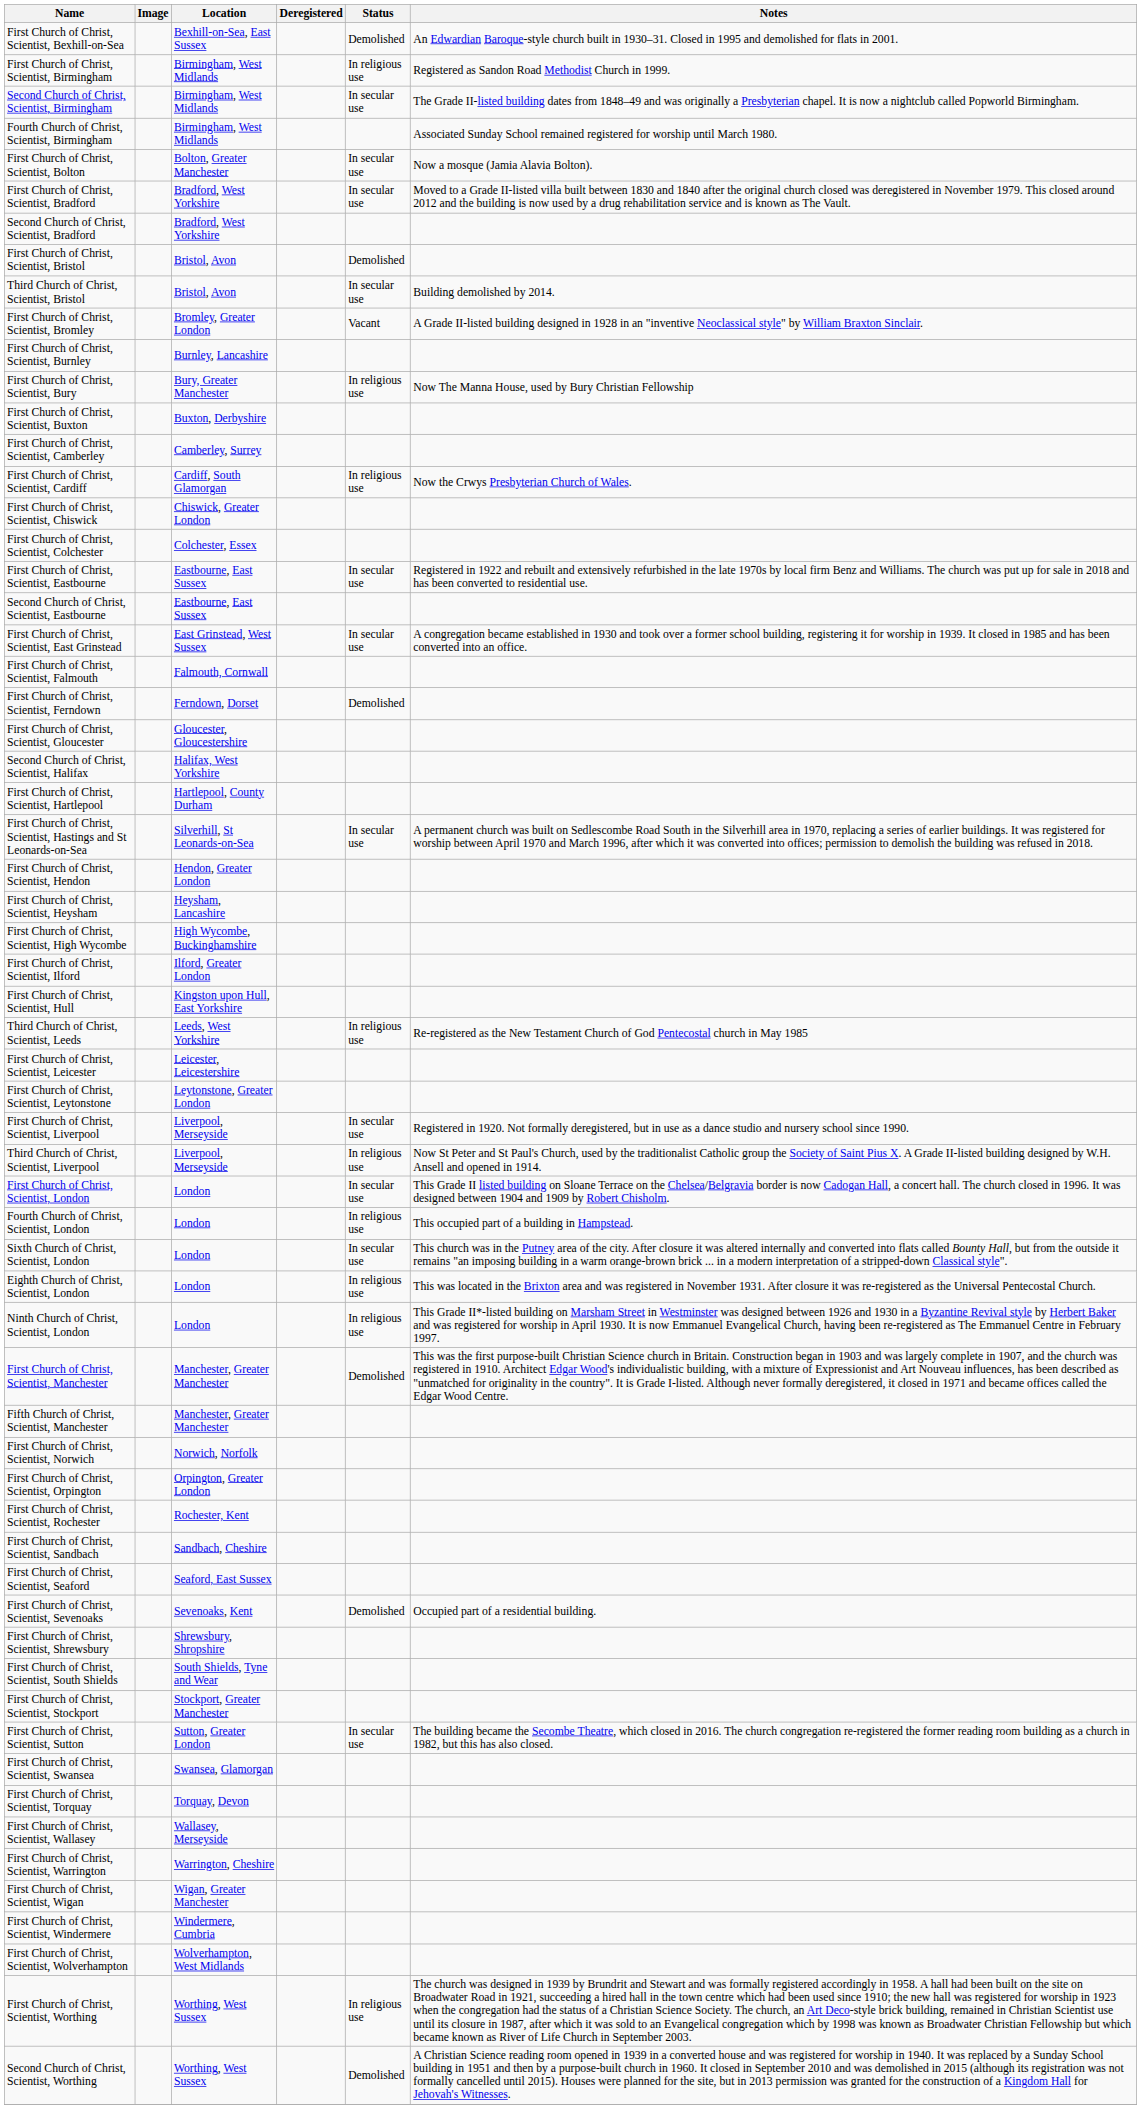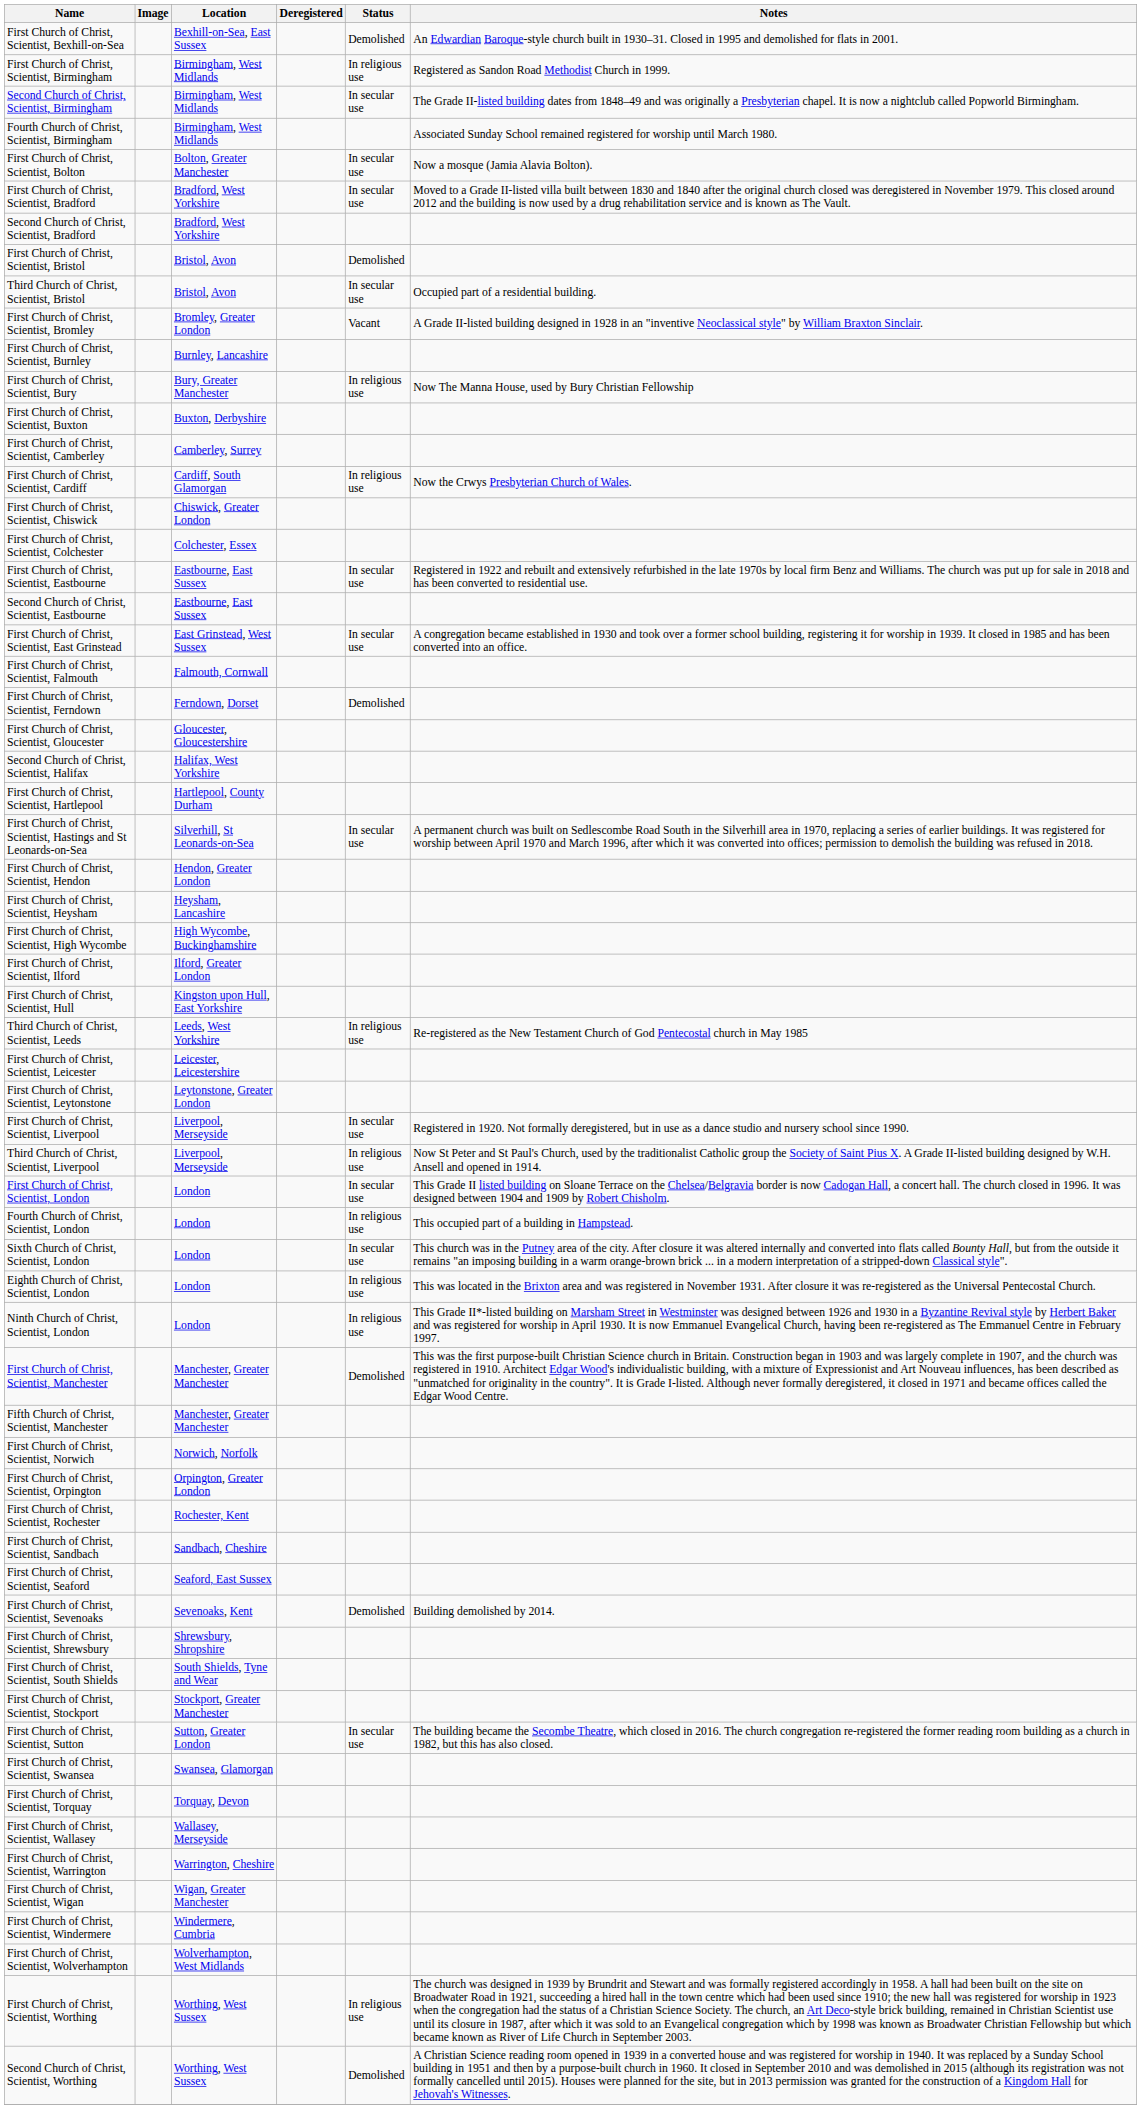(484, 292) Building demolished by 2014. -> (505, 292) Occupied part of a residential building.
(505, 1611) Occupied part of a residential building. -> (484, 1611) Building demolished by 2014.
